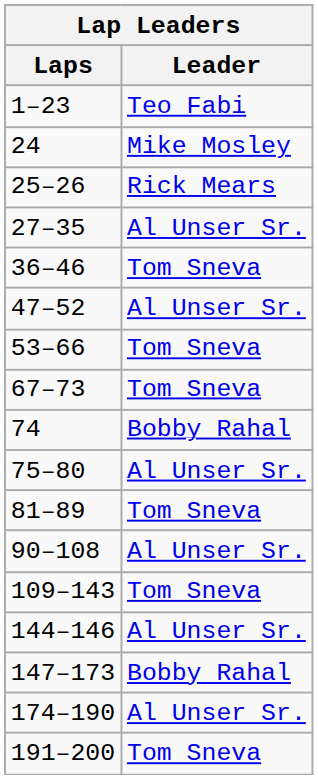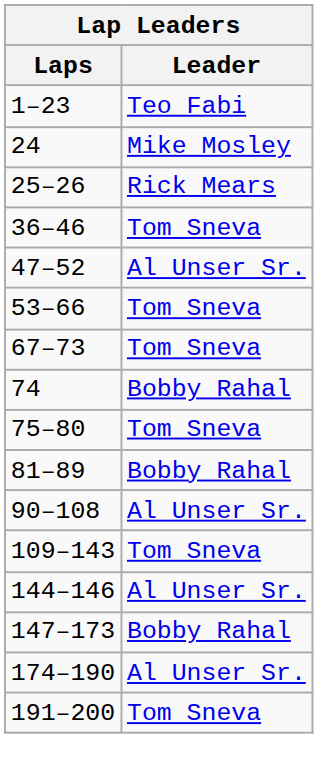- row: (48, 228)
(216, 470) Al Unser Sr. -> (194, 430) Tom Sneva
(194, 511) Tom Sneva -> (209, 470) Bobby Rahal
